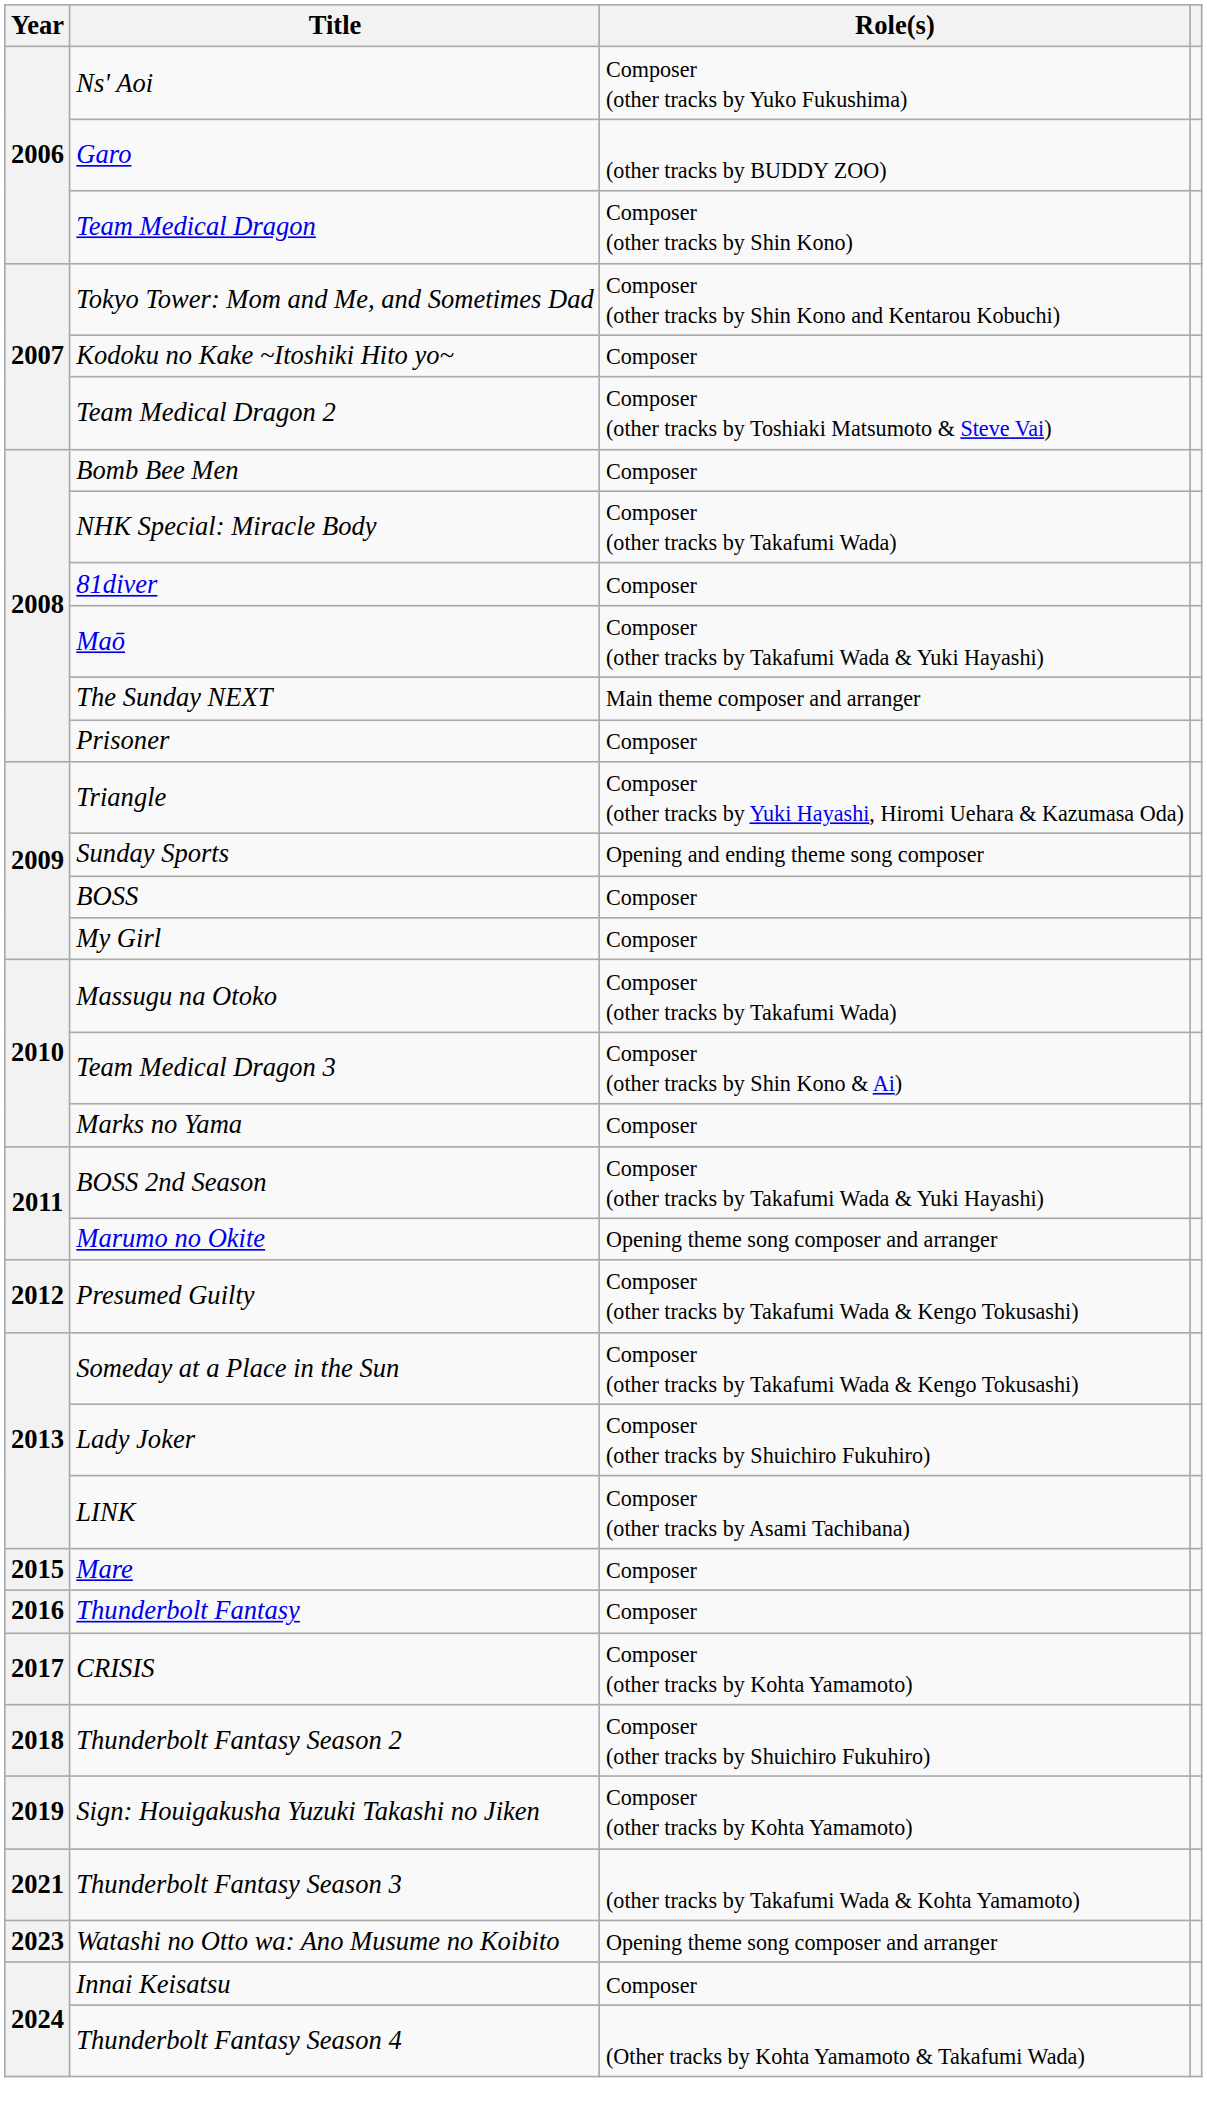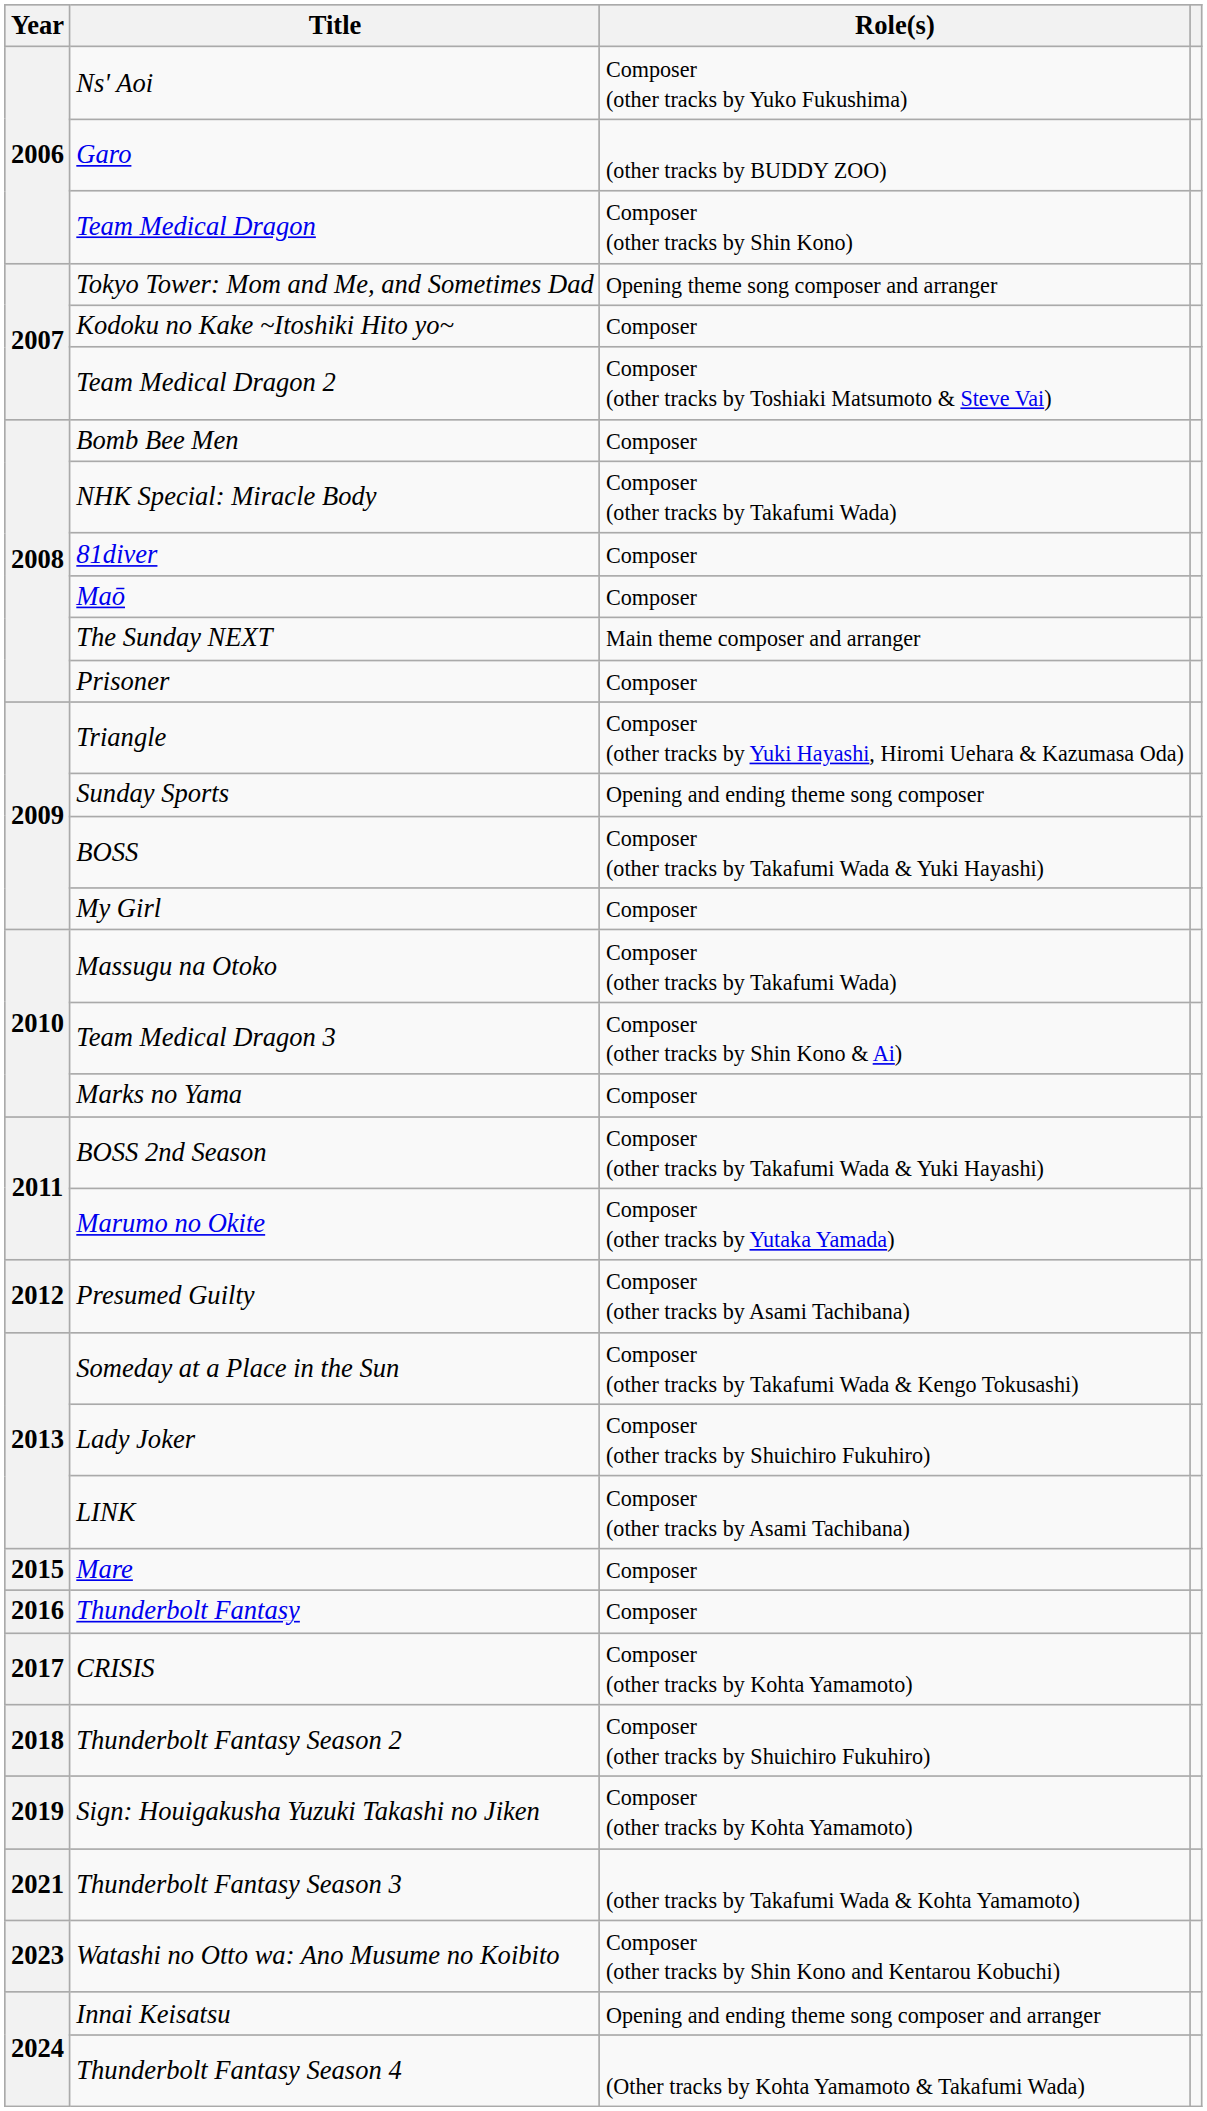(833, 300) Composer (other tracks by Shin Kono and Kentarou Kobuchi) -> (802, 285) Opening theme song composer and arranger
(825, 642) Composer (other tracks by Takafumi Wada & Yuki Hayashi) -> (651, 597) Composer
(651, 898) Composer -> (825, 853) Composer (other tracks by Takafumi Wada & Yuki Hayashi)
(802, 1240) Opening theme song composer and arranger -> (750, 1225) Composer (other tracks by Yutaka Yamada)
(842, 1297) Composer (other tracks by Takafumi Wada & Kengo Tokusashi) -> (758, 1297) Composer (other tracks by Asami Tachibana)
(802, 1942) Opening theme song composer and arranger -> (833, 1957) Composer (other tracks by Shin Kono and Kentarou Kobuchi)
(651, 1984) Composer -> (853, 2014) Opening and ending theme song composer and arranger
